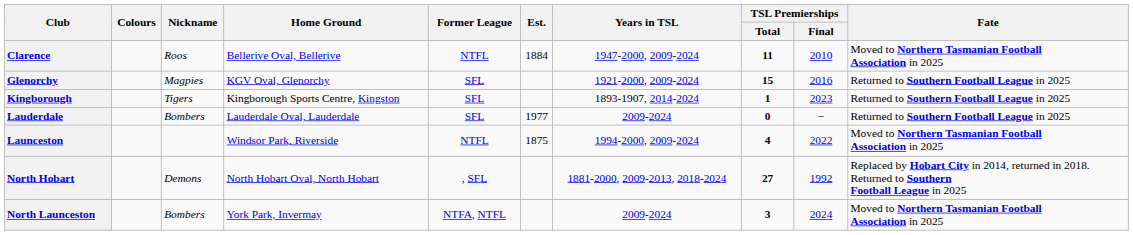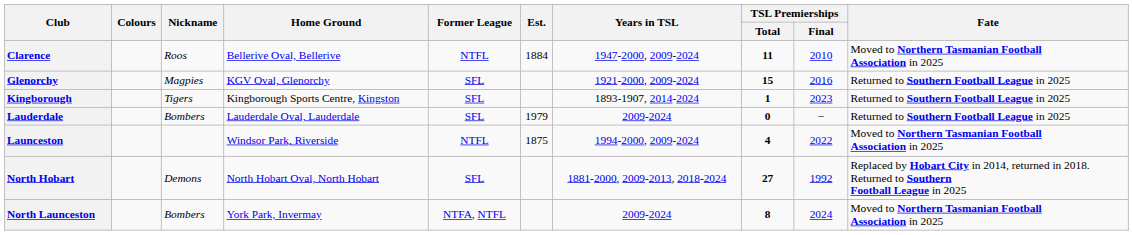(537, 116) 1977 -> (537, 116) 1979
(475, 177) , SFL -> (475, 177) SFL
(768, 215) 3 -> (768, 215) 8
